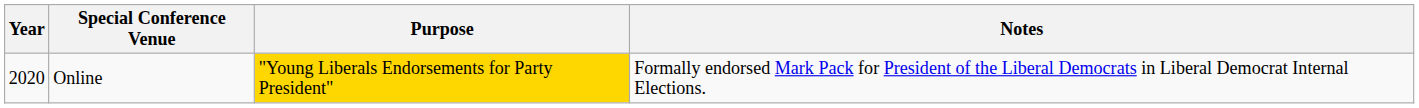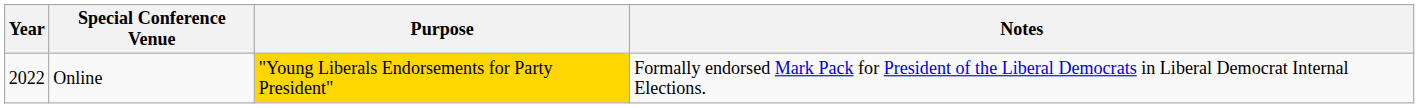(27, 78) 2020 -> (27, 78) 2022
